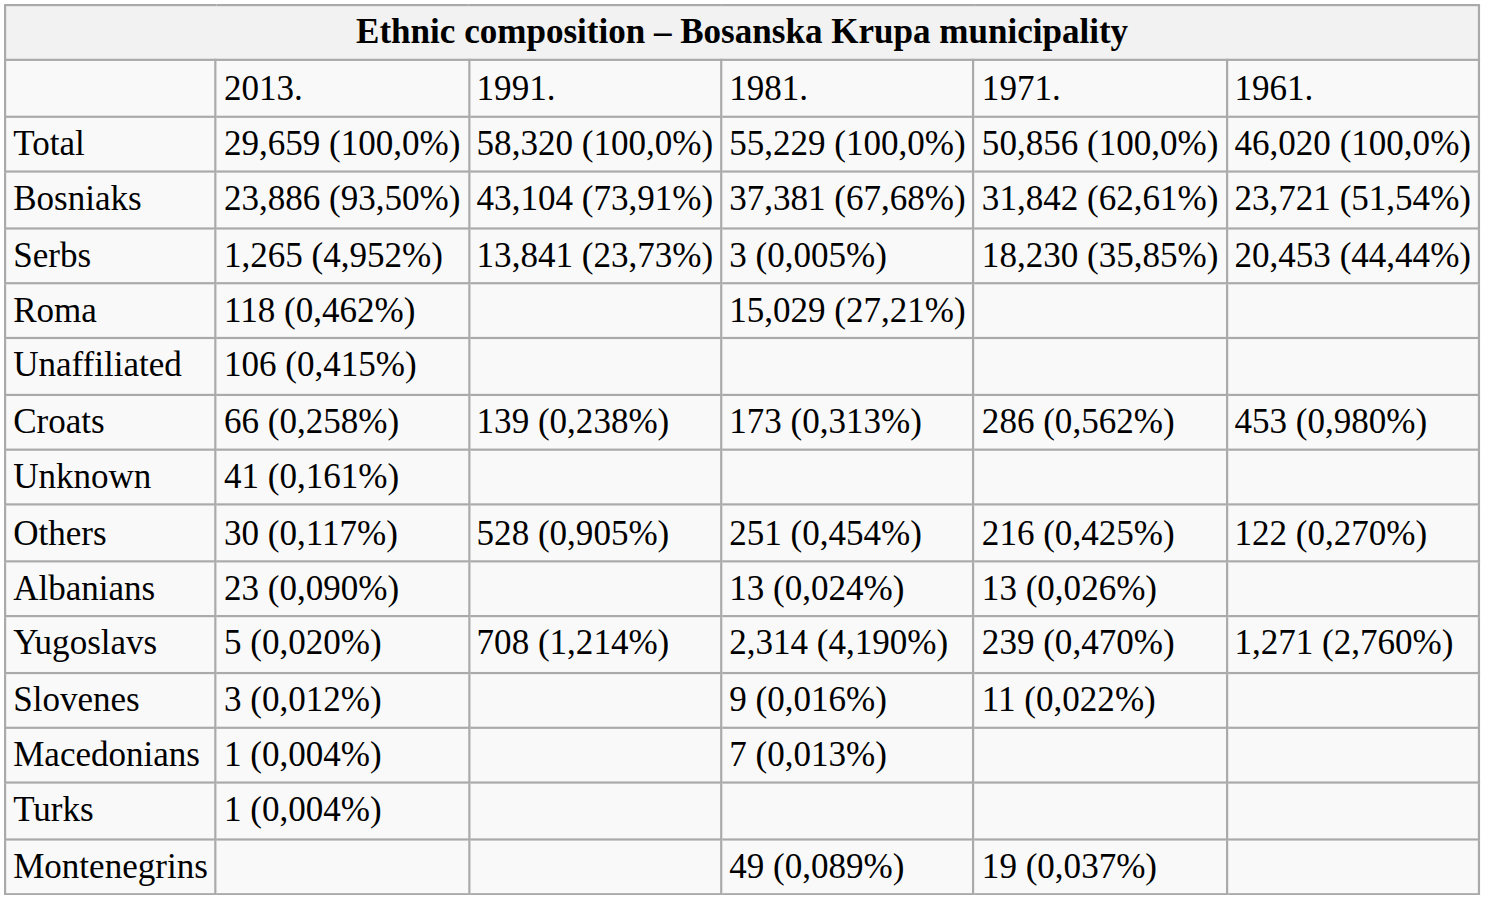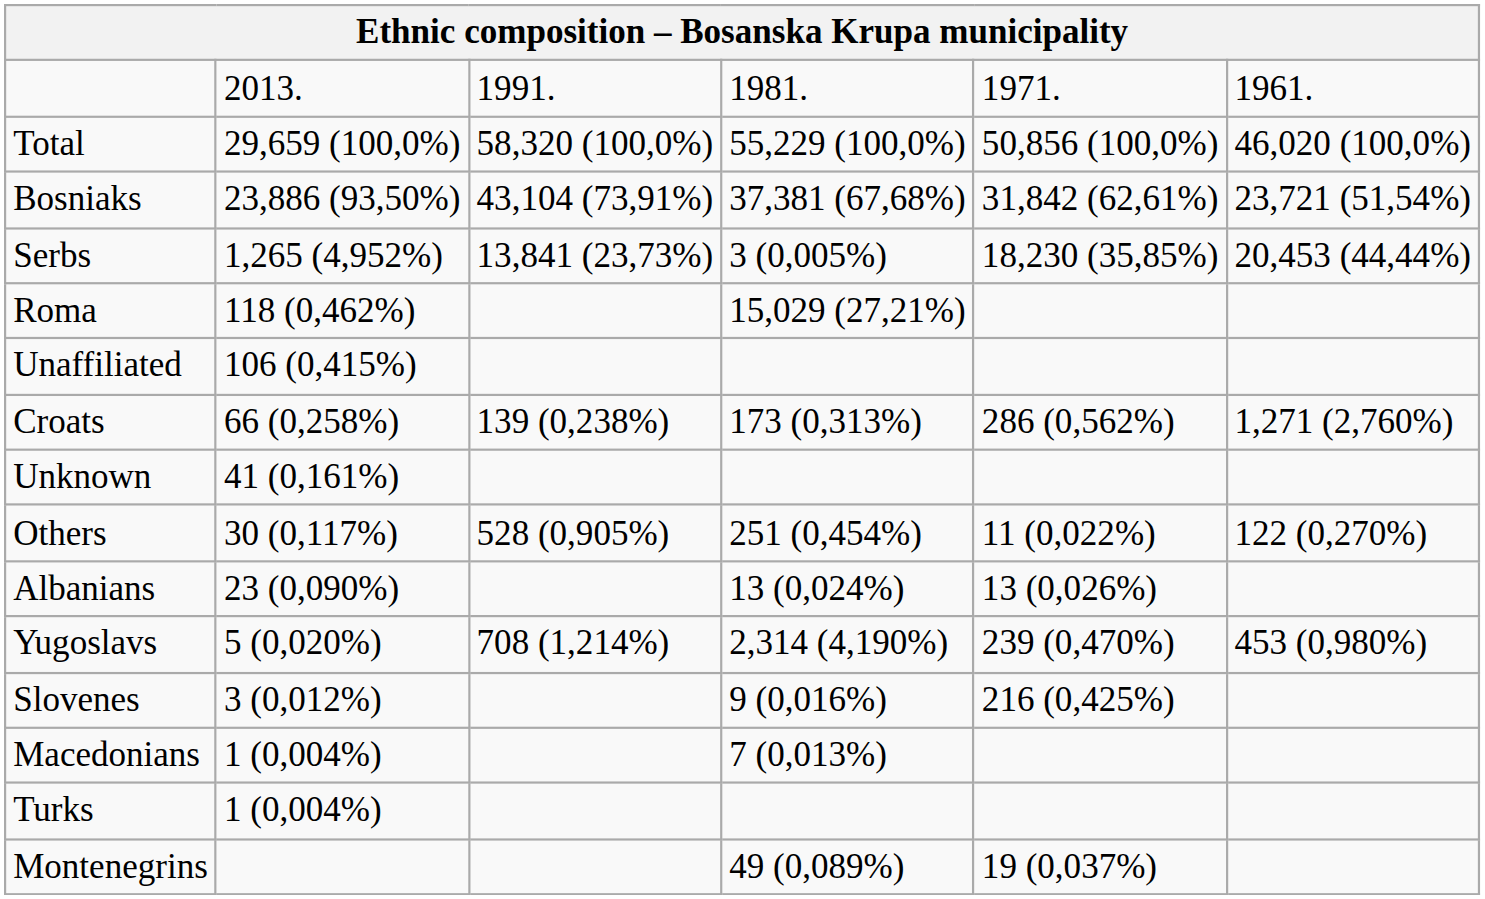(1331, 421) 453 (0,980%) -> (1344, 421) 1,271 (2,760%)
(1078, 532) 216 (0,425%) -> (1069, 532) 11 (0,022%)
(1344, 643) 1,271 (2,760%) -> (1331, 643) 453 (0,980%)
(1069, 699) 11 (0,022%) -> (1078, 699) 216 (0,425%)
